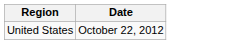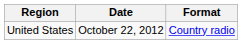+ column: (202, 13)
